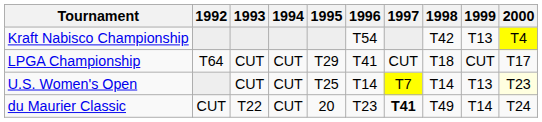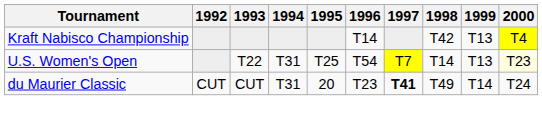(365, 39) T54 -> (365, 39) T14
- row: (74, 61)
(250, 84) CUT -> (250, 61) T22
(288, 84) CUT -> (288, 61) T31
(365, 84) T14 -> (365, 61) T54
(250, 106) T22 -> (250, 84) CUT
(288, 106) CUT -> (288, 84) T31
